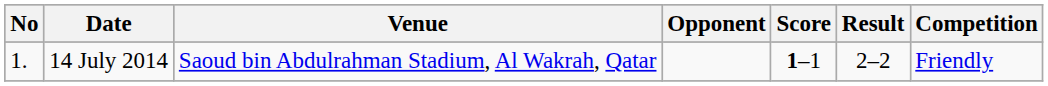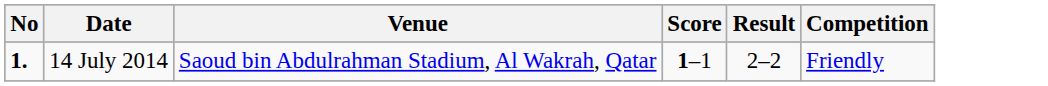- column: (717, 23)
(19, 60) normal -> (19, 60) bold
